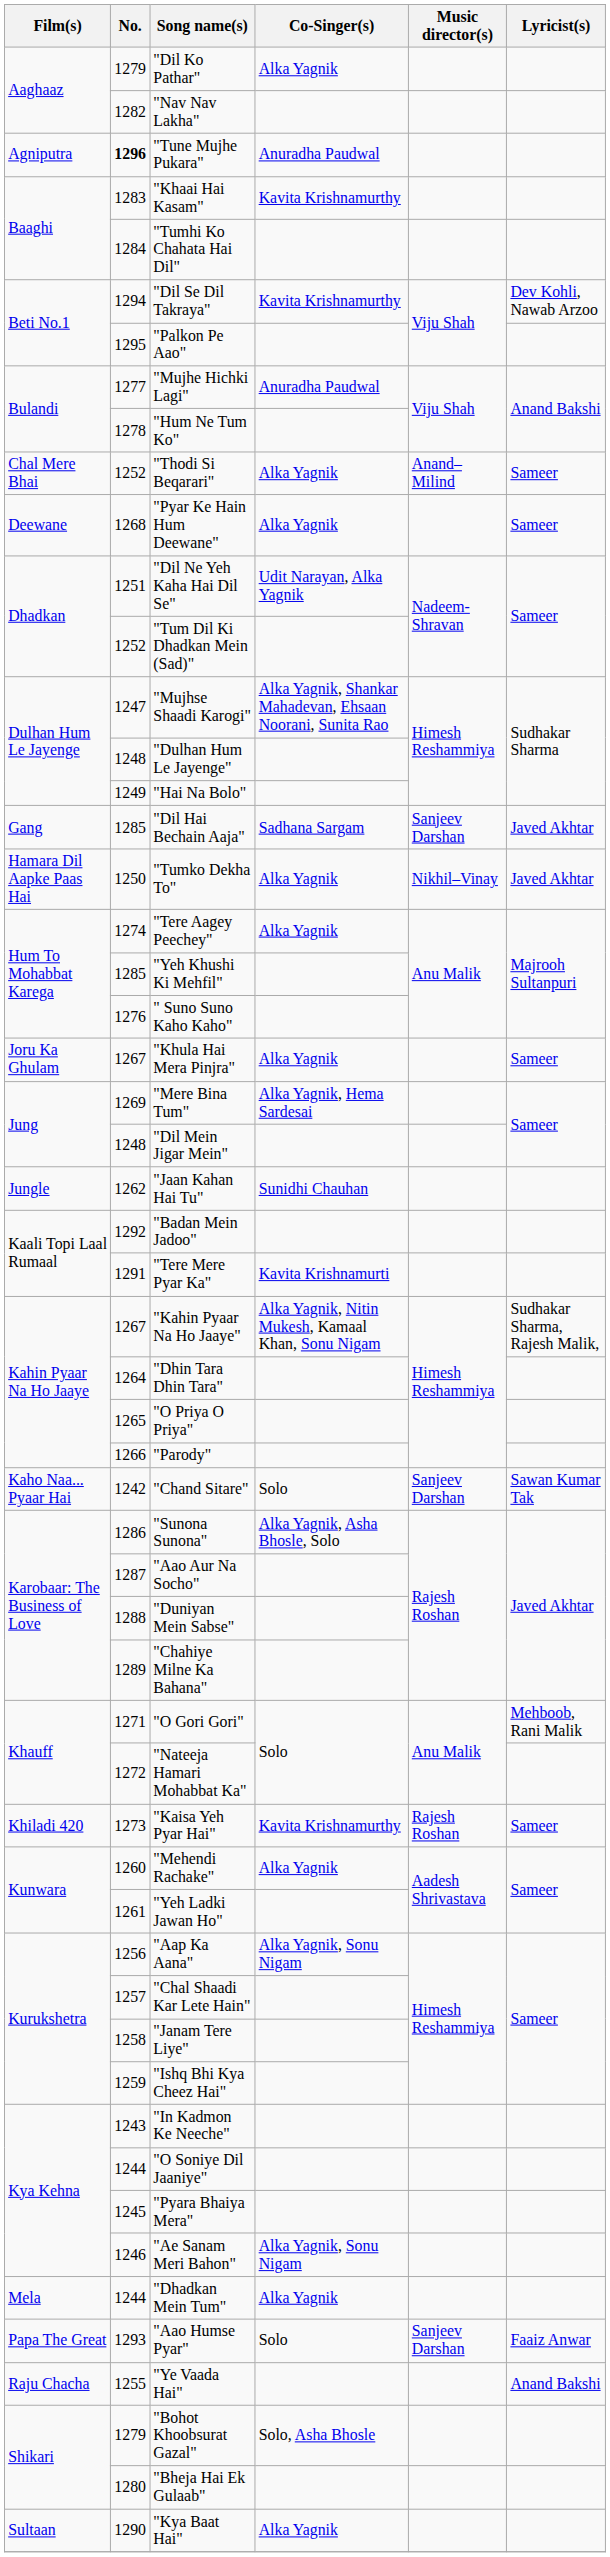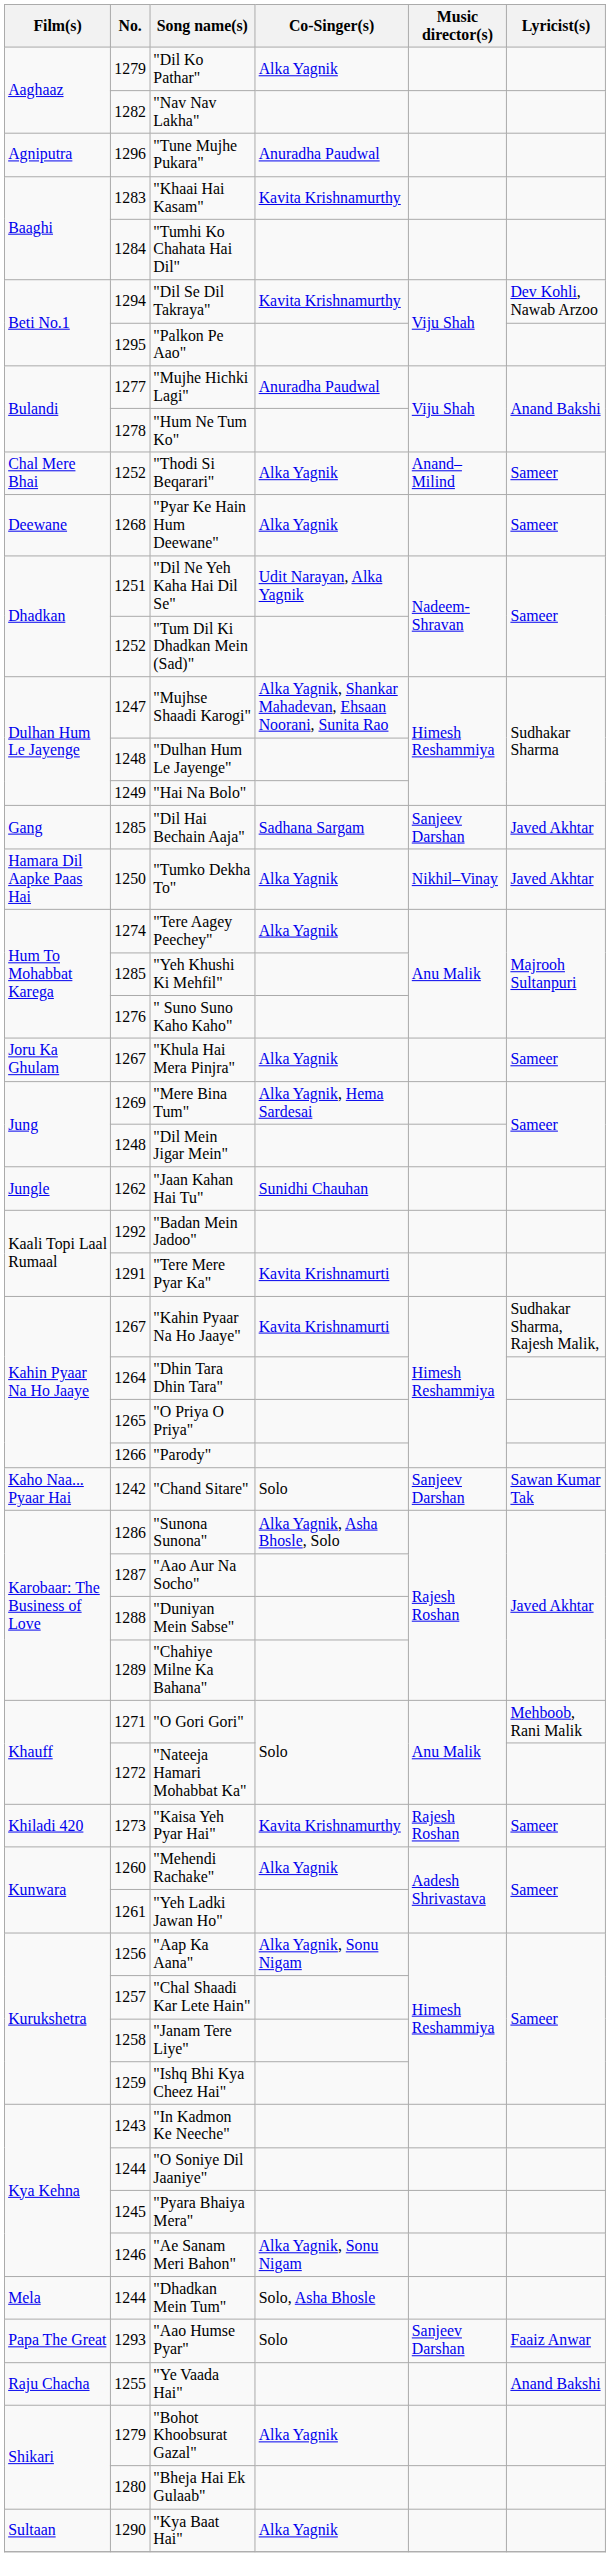(130, 154) bold -> (130, 154) normal
(320, 1326) Alka Yagnik, Nitin Mukesh, Kamaal Khan, Sonu Nigam -> (324, 1326) Kavita Krishnamurti
(298, 2297) Alka Yagnik -> (317, 2297) Solo, Asha Bhosle
(317, 2435) Solo, Asha Bhosle -> (298, 2435) Alka Yagnik
